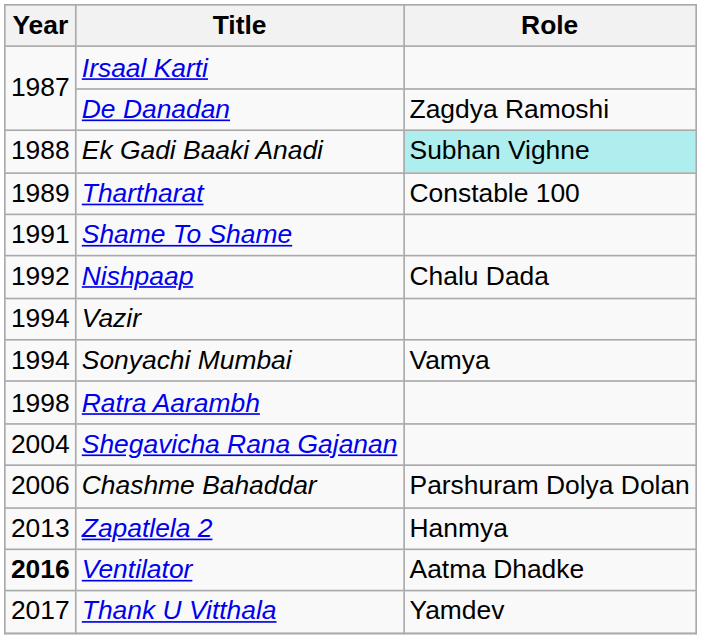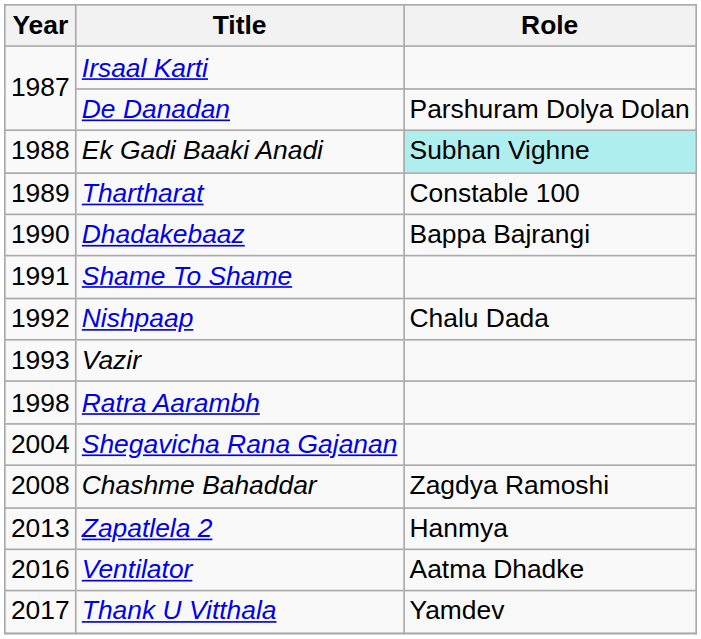(509, 109) Zagdya Ramoshi -> (550, 109) Parshuram Dolya Dolan
+ row: (163, 234)
(40, 318) 1994 -> (40, 360) 1993
- row: (187, 360)
(40, 485) 2006 -> (40, 485) 2008
(550, 485) Parshuram Dolya Dolan -> (509, 485) Zagdya Ramoshi
(40, 569) bold -> (40, 569) normal
